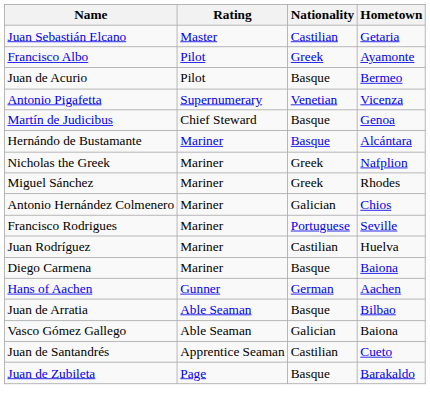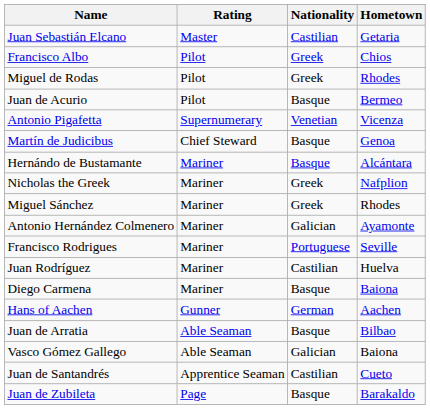(387, 57) Ayamonte -> (376, 57) Chios
+ row: (53, 78)
(376, 204) Chios -> (387, 225) Ayamonte
